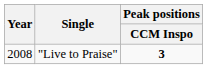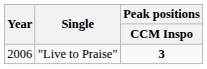(20, 53) 2008 -> (20, 53) 2006
